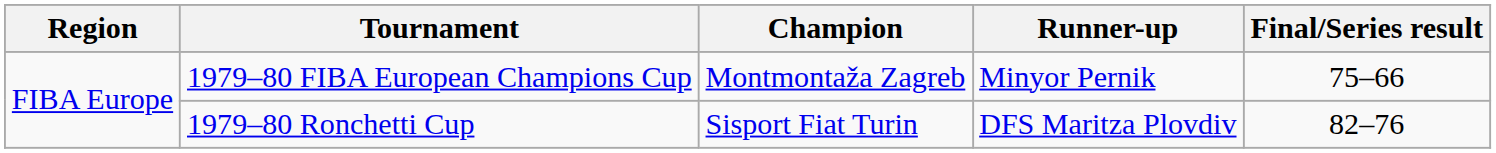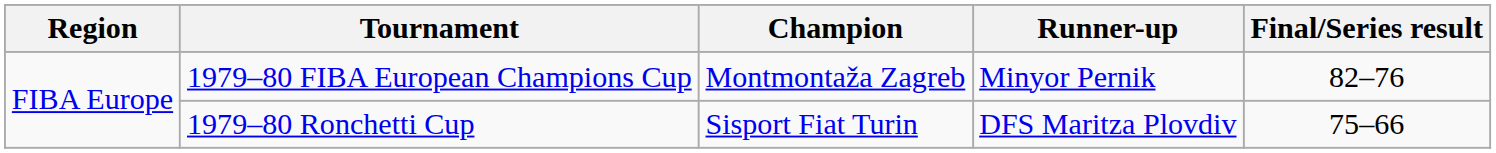(1367, 76) 75–66 -> (1367, 76) 82–76
(1367, 123) 82–76 -> (1367, 123) 75–66
